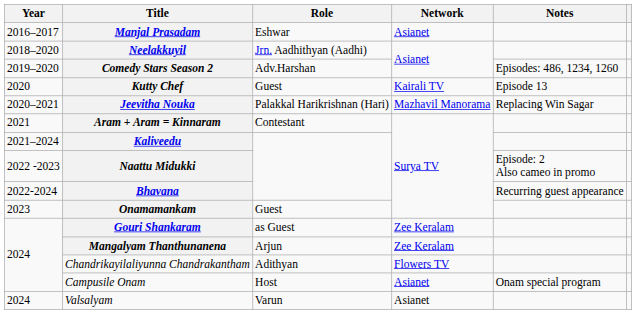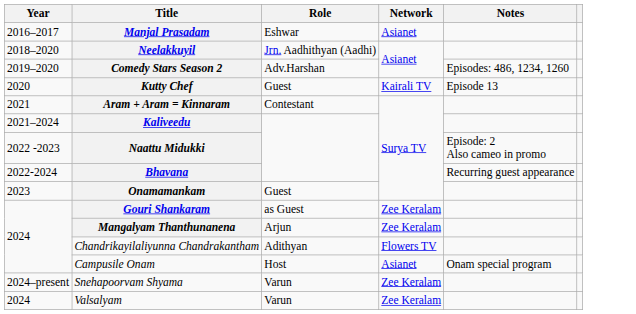- row: (157, 104)
+ row: (129, 282)
(412, 300) Asianet -> (411, 300) Zee Keralam
